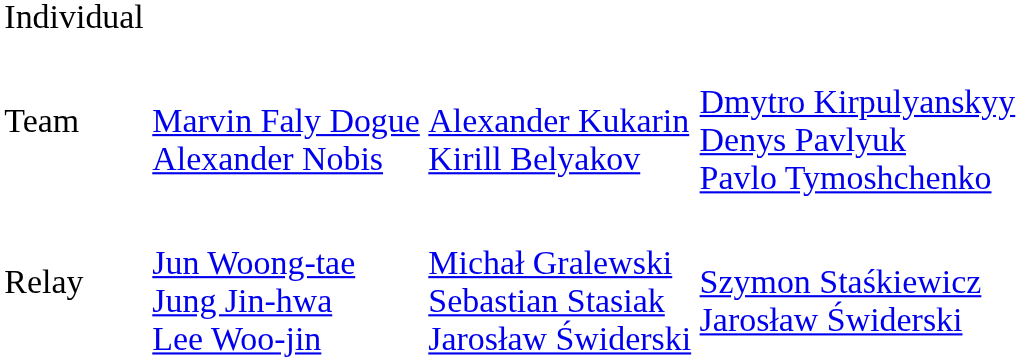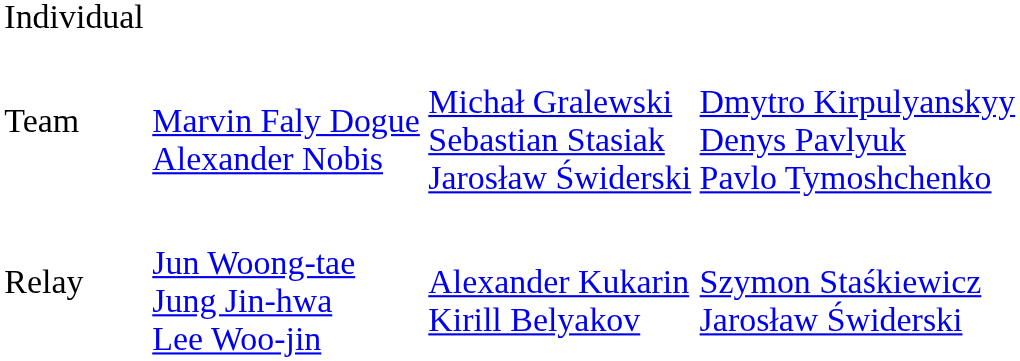(559, 139) Alexander Kukarin Kirill Belyakov -> (560, 139) Michał Gralewski Sebastian Stasiak Jarosław Świderski
(560, 300) Michał Gralewski Sebastian Stasiak Jarosław Świderski -> (559, 300) Alexander Kukarin Kirill Belyakov
